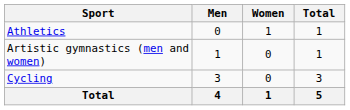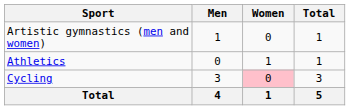rows swapped: (98, 55) <-> (36, 31)
(268, 78) no background -> (268, 78) pink background
